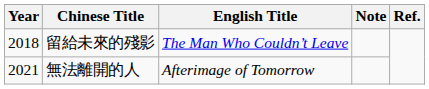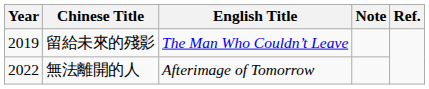(24, 42) 2018 -> (24, 42) 2019
(24, 70) 2021 -> (24, 70) 2022
